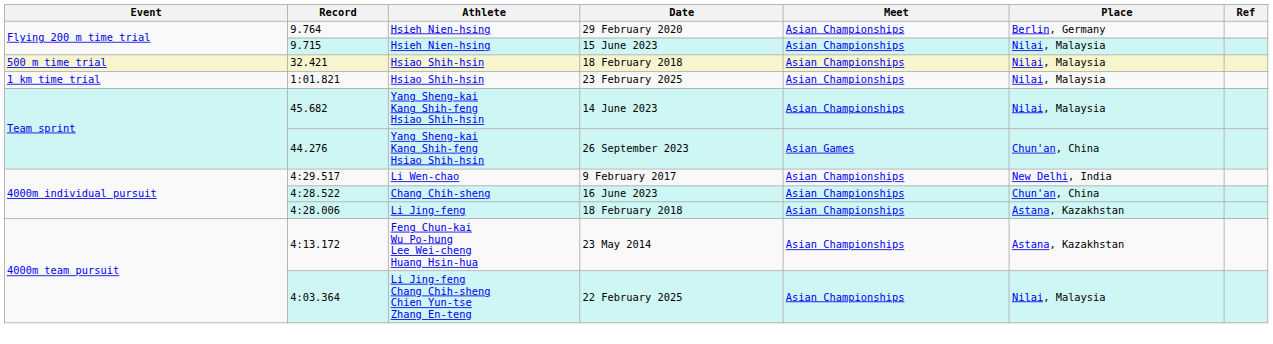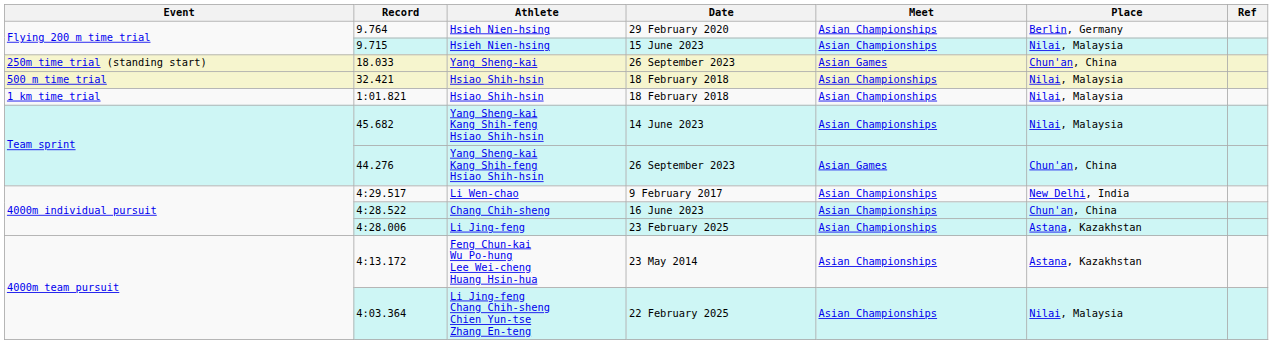+ row: (375, 63)
(632, 80) 23 February 2025 -> (679, 97) 18 February 2018
(632, 211) 18 February 2018 -> (679, 228) 23 February 2025
